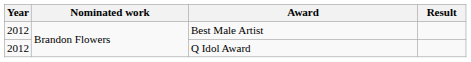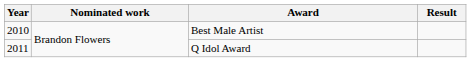(18, 30) 2012 -> (18, 30) 2010
(18, 48) 2012 -> (18, 48) 2011
